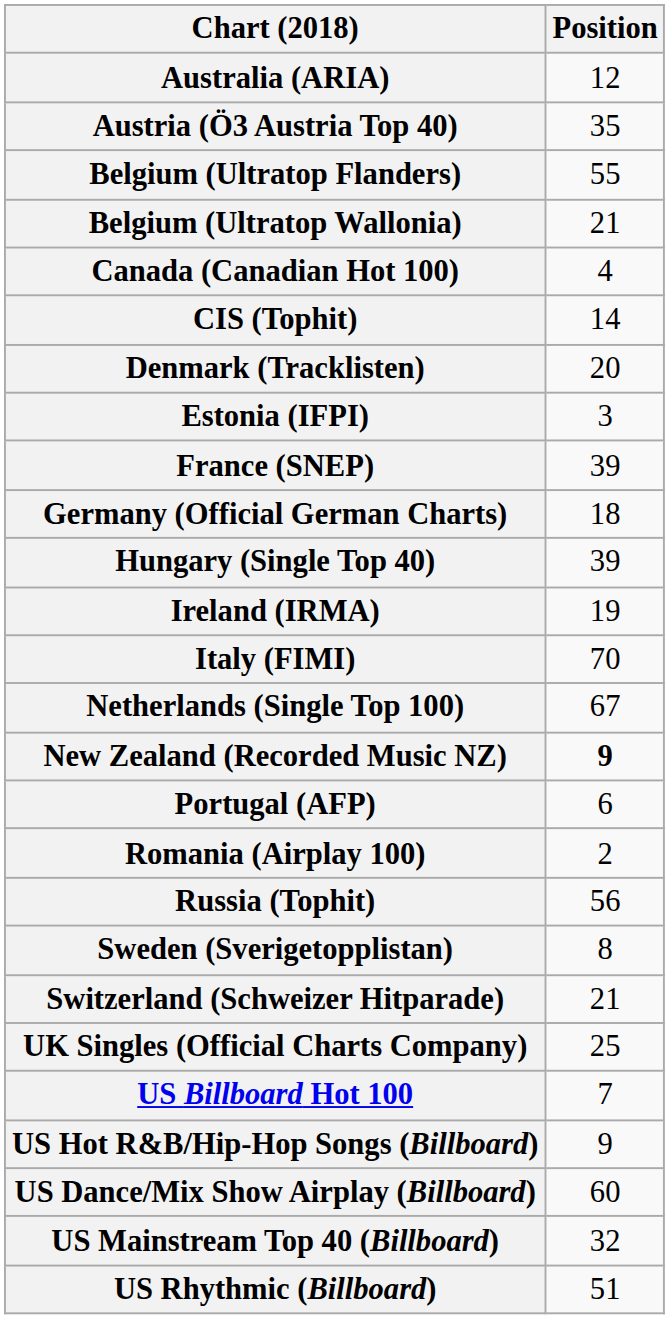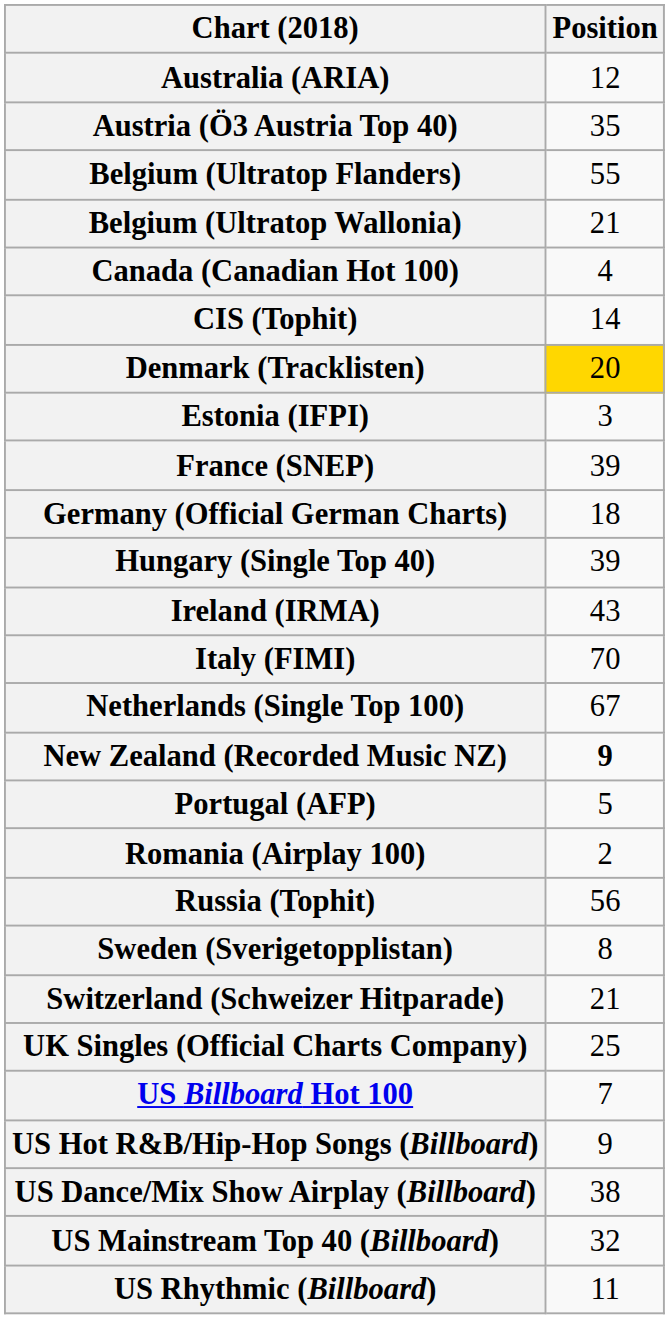(605, 367) no background -> (605, 367) gold background
(605, 610) 19 -> (605, 610) 43
(605, 804) 6 -> (605, 804) 5
(605, 1191) 60 -> (605, 1191) 38
(605, 1288) 51 -> (605, 1288) 11
